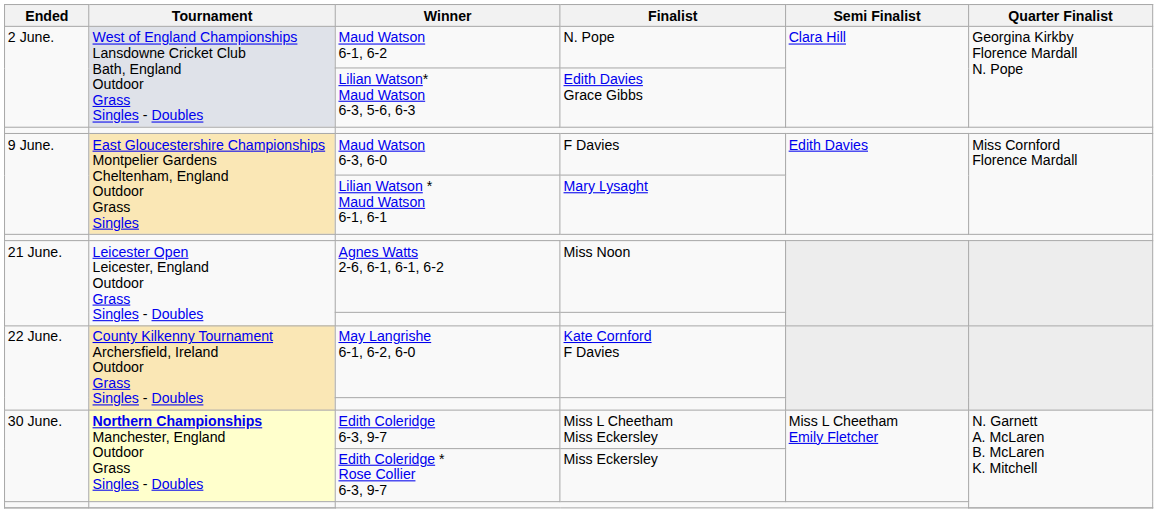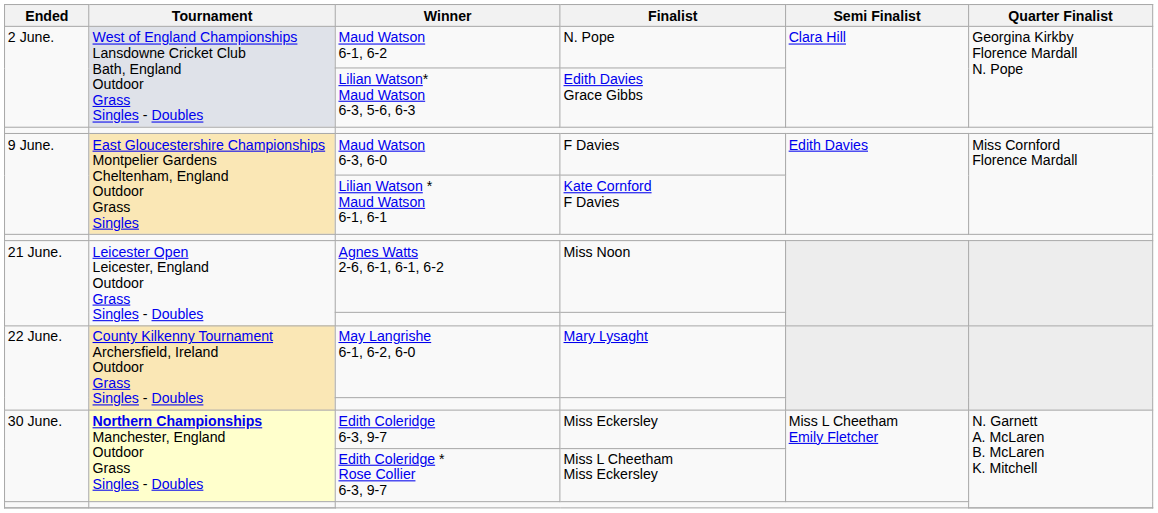(606, 186) Mary Lysaght -> (608, 194) Kate Cornford F Davies
(608, 344) Kate Cornford F Davies -> (606, 336) Mary Lysaght
(618, 429) Miss L Cheetham Miss Eckersley -> (611, 421) Miss Eckersley
(611, 459) Miss Eckersley -> (618, 467) Miss L Cheetham Miss Eckersley
